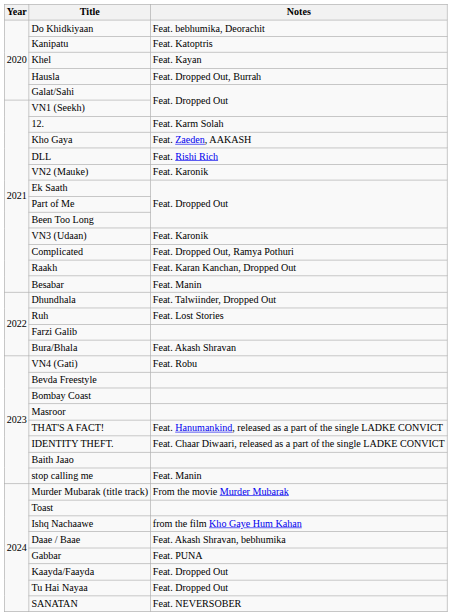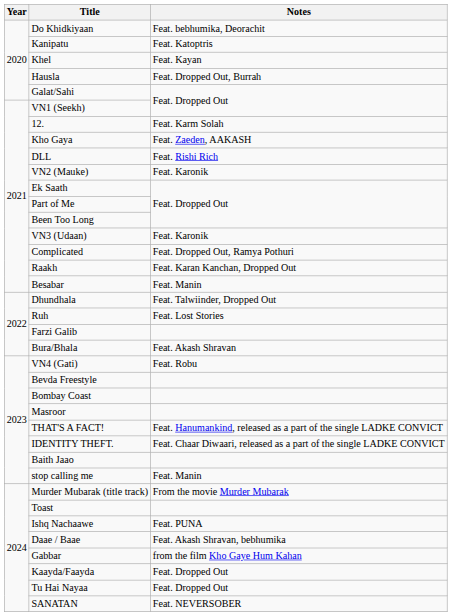(227, 524) from the film Kho Gaye Hum Kahan -> (178, 524) Feat. PUNA
(178, 556) Feat. PUNA -> (227, 556) from the film Kho Gaye Hum Kahan
